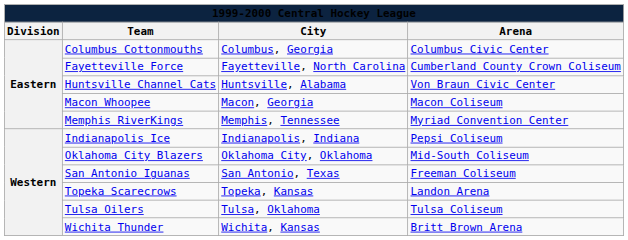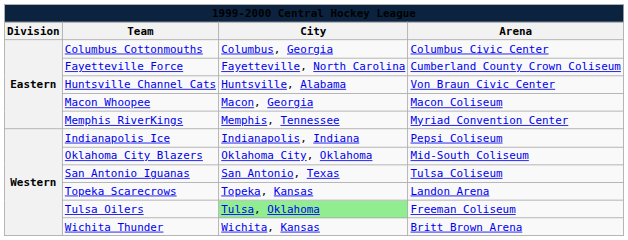(463, 173) Freeman Coliseum -> (457, 173) Tulsa Coliseum
(271, 209) no background -> (271, 209) lightgreen background
(457, 209) Tulsa Coliseum -> (463, 209) Freeman Coliseum
